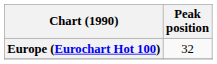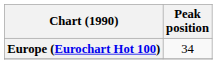(188, 48) 32 -> (188, 48) 34
